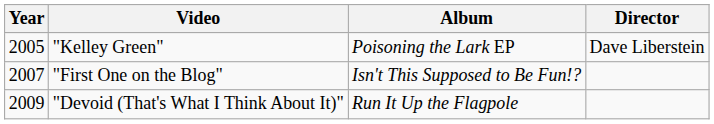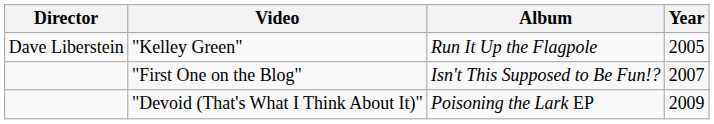columns swapped: (27, 18) <-> (647, 18)
(433, 47) Poisoning the Lark EP -> (514, 47) Run It Up the Flagpole
(435, 103) Run It Up the Flagpole -> (512, 103) Poisoning the Lark EP
